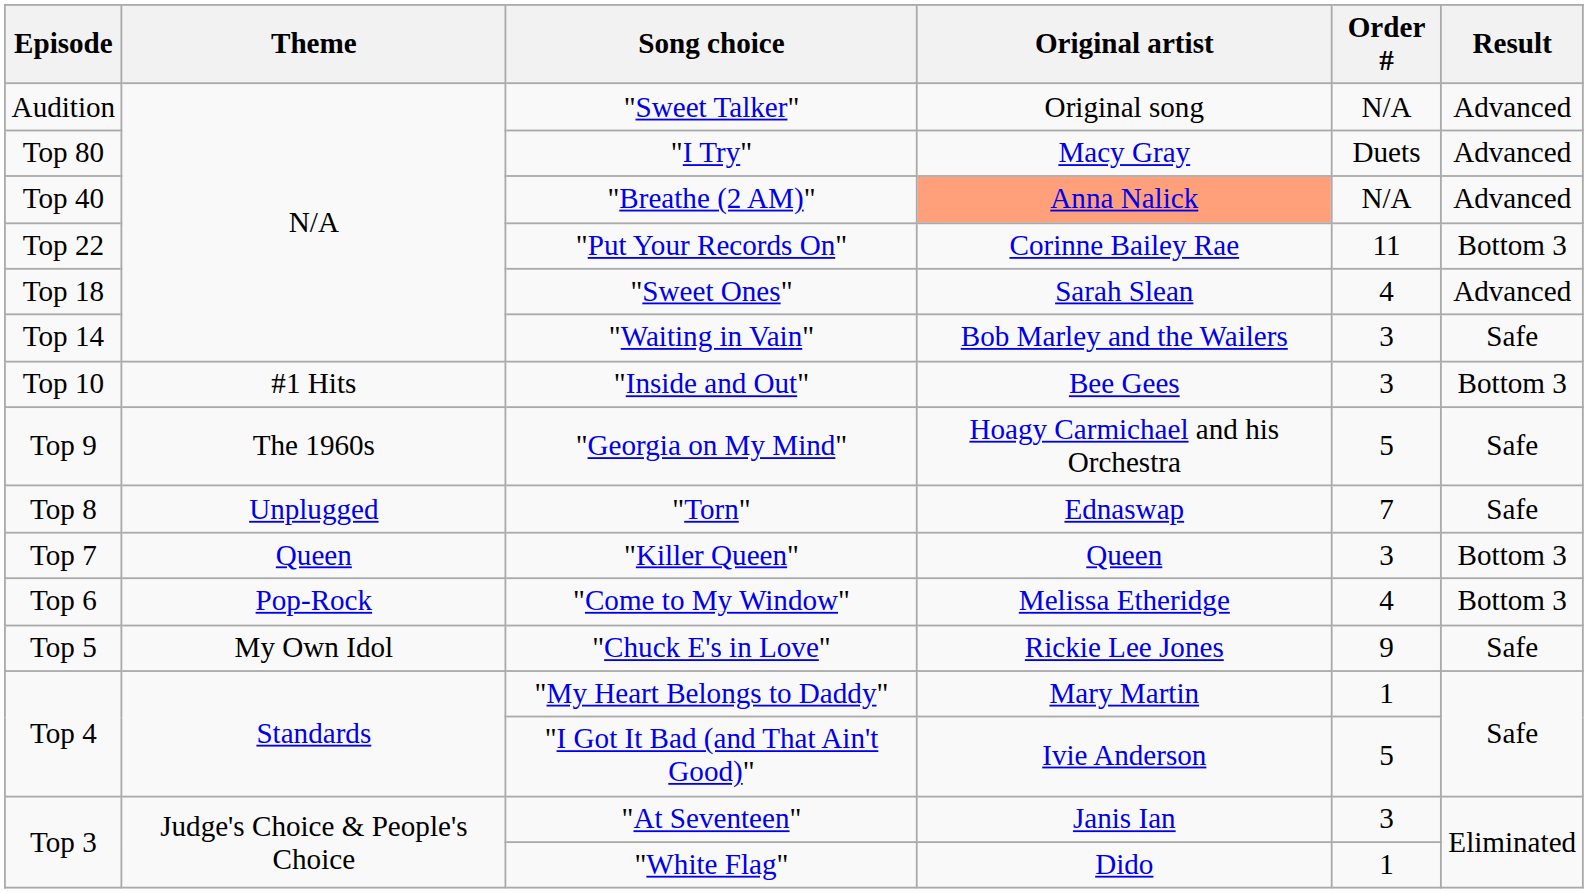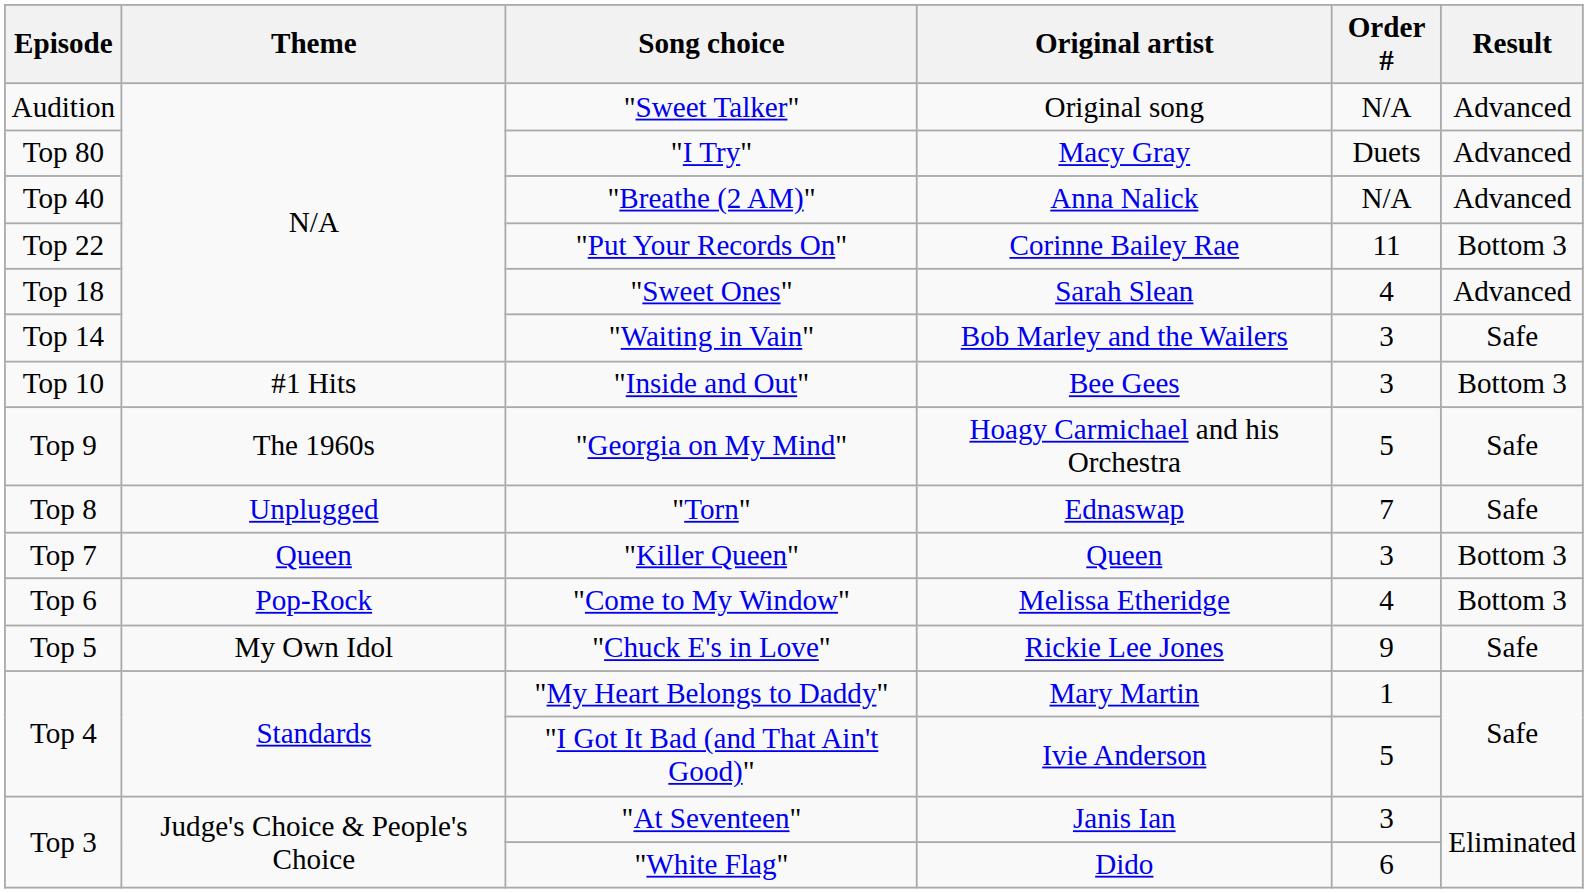(1124, 198) lightsalmon background -> (1124, 198) no background
(1387, 864) 1 -> (1387, 864) 6
